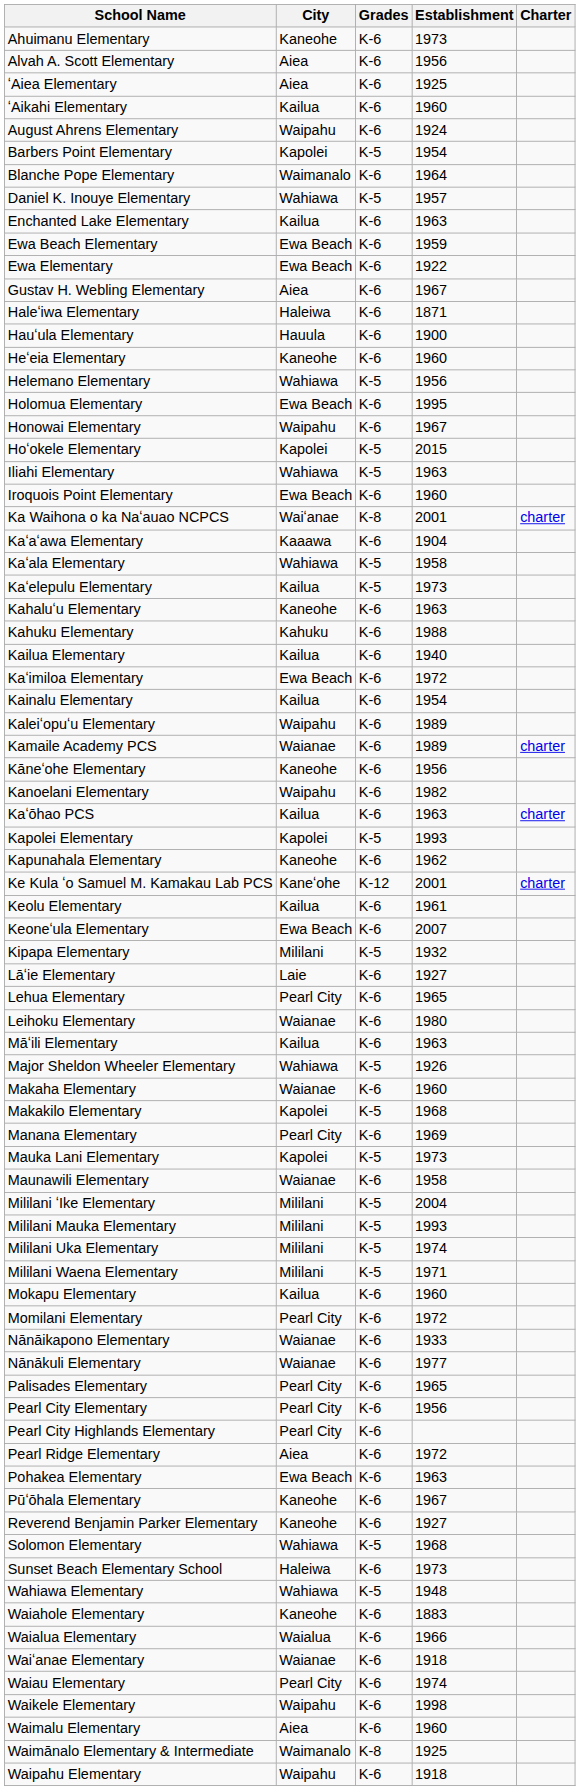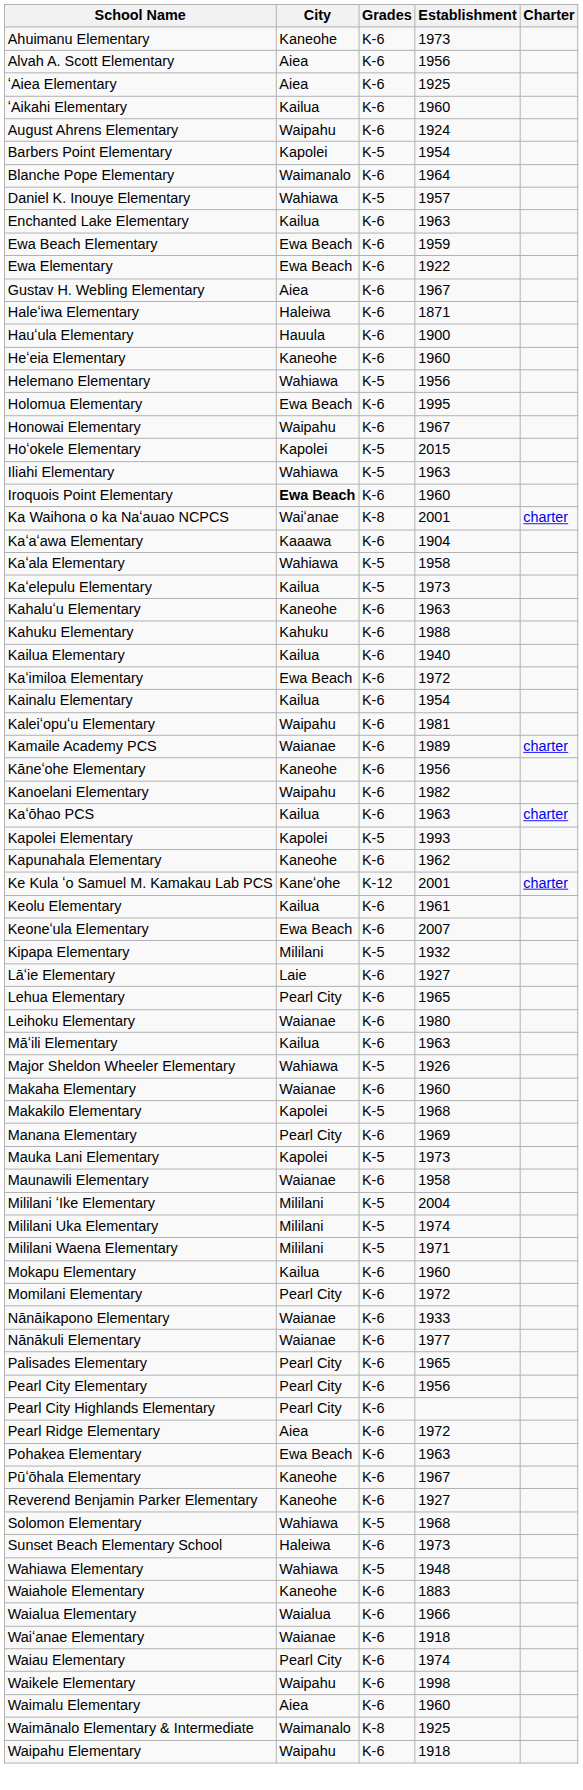(316, 495) normal -> (317, 495) bold
(431, 723) 1989 -> (434, 723) 1981
- row: (92, 1226)
